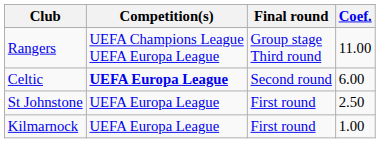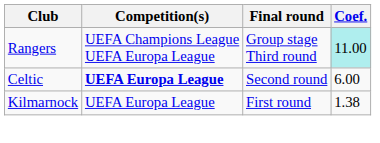(355, 47) no background -> (350, 47) paleturquoise background
- row: (45, 102)
(352, 126) 1.00 -> (347, 102) 1.38
